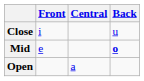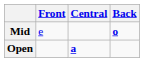- row: (20, 31)
(73, 66) normal -> (73, 48) bold
